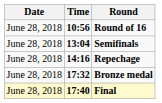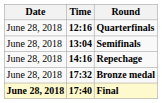- row: (120, 28)
+ row: (125, 28)
(34, 91) normal -> (35, 91) bold
